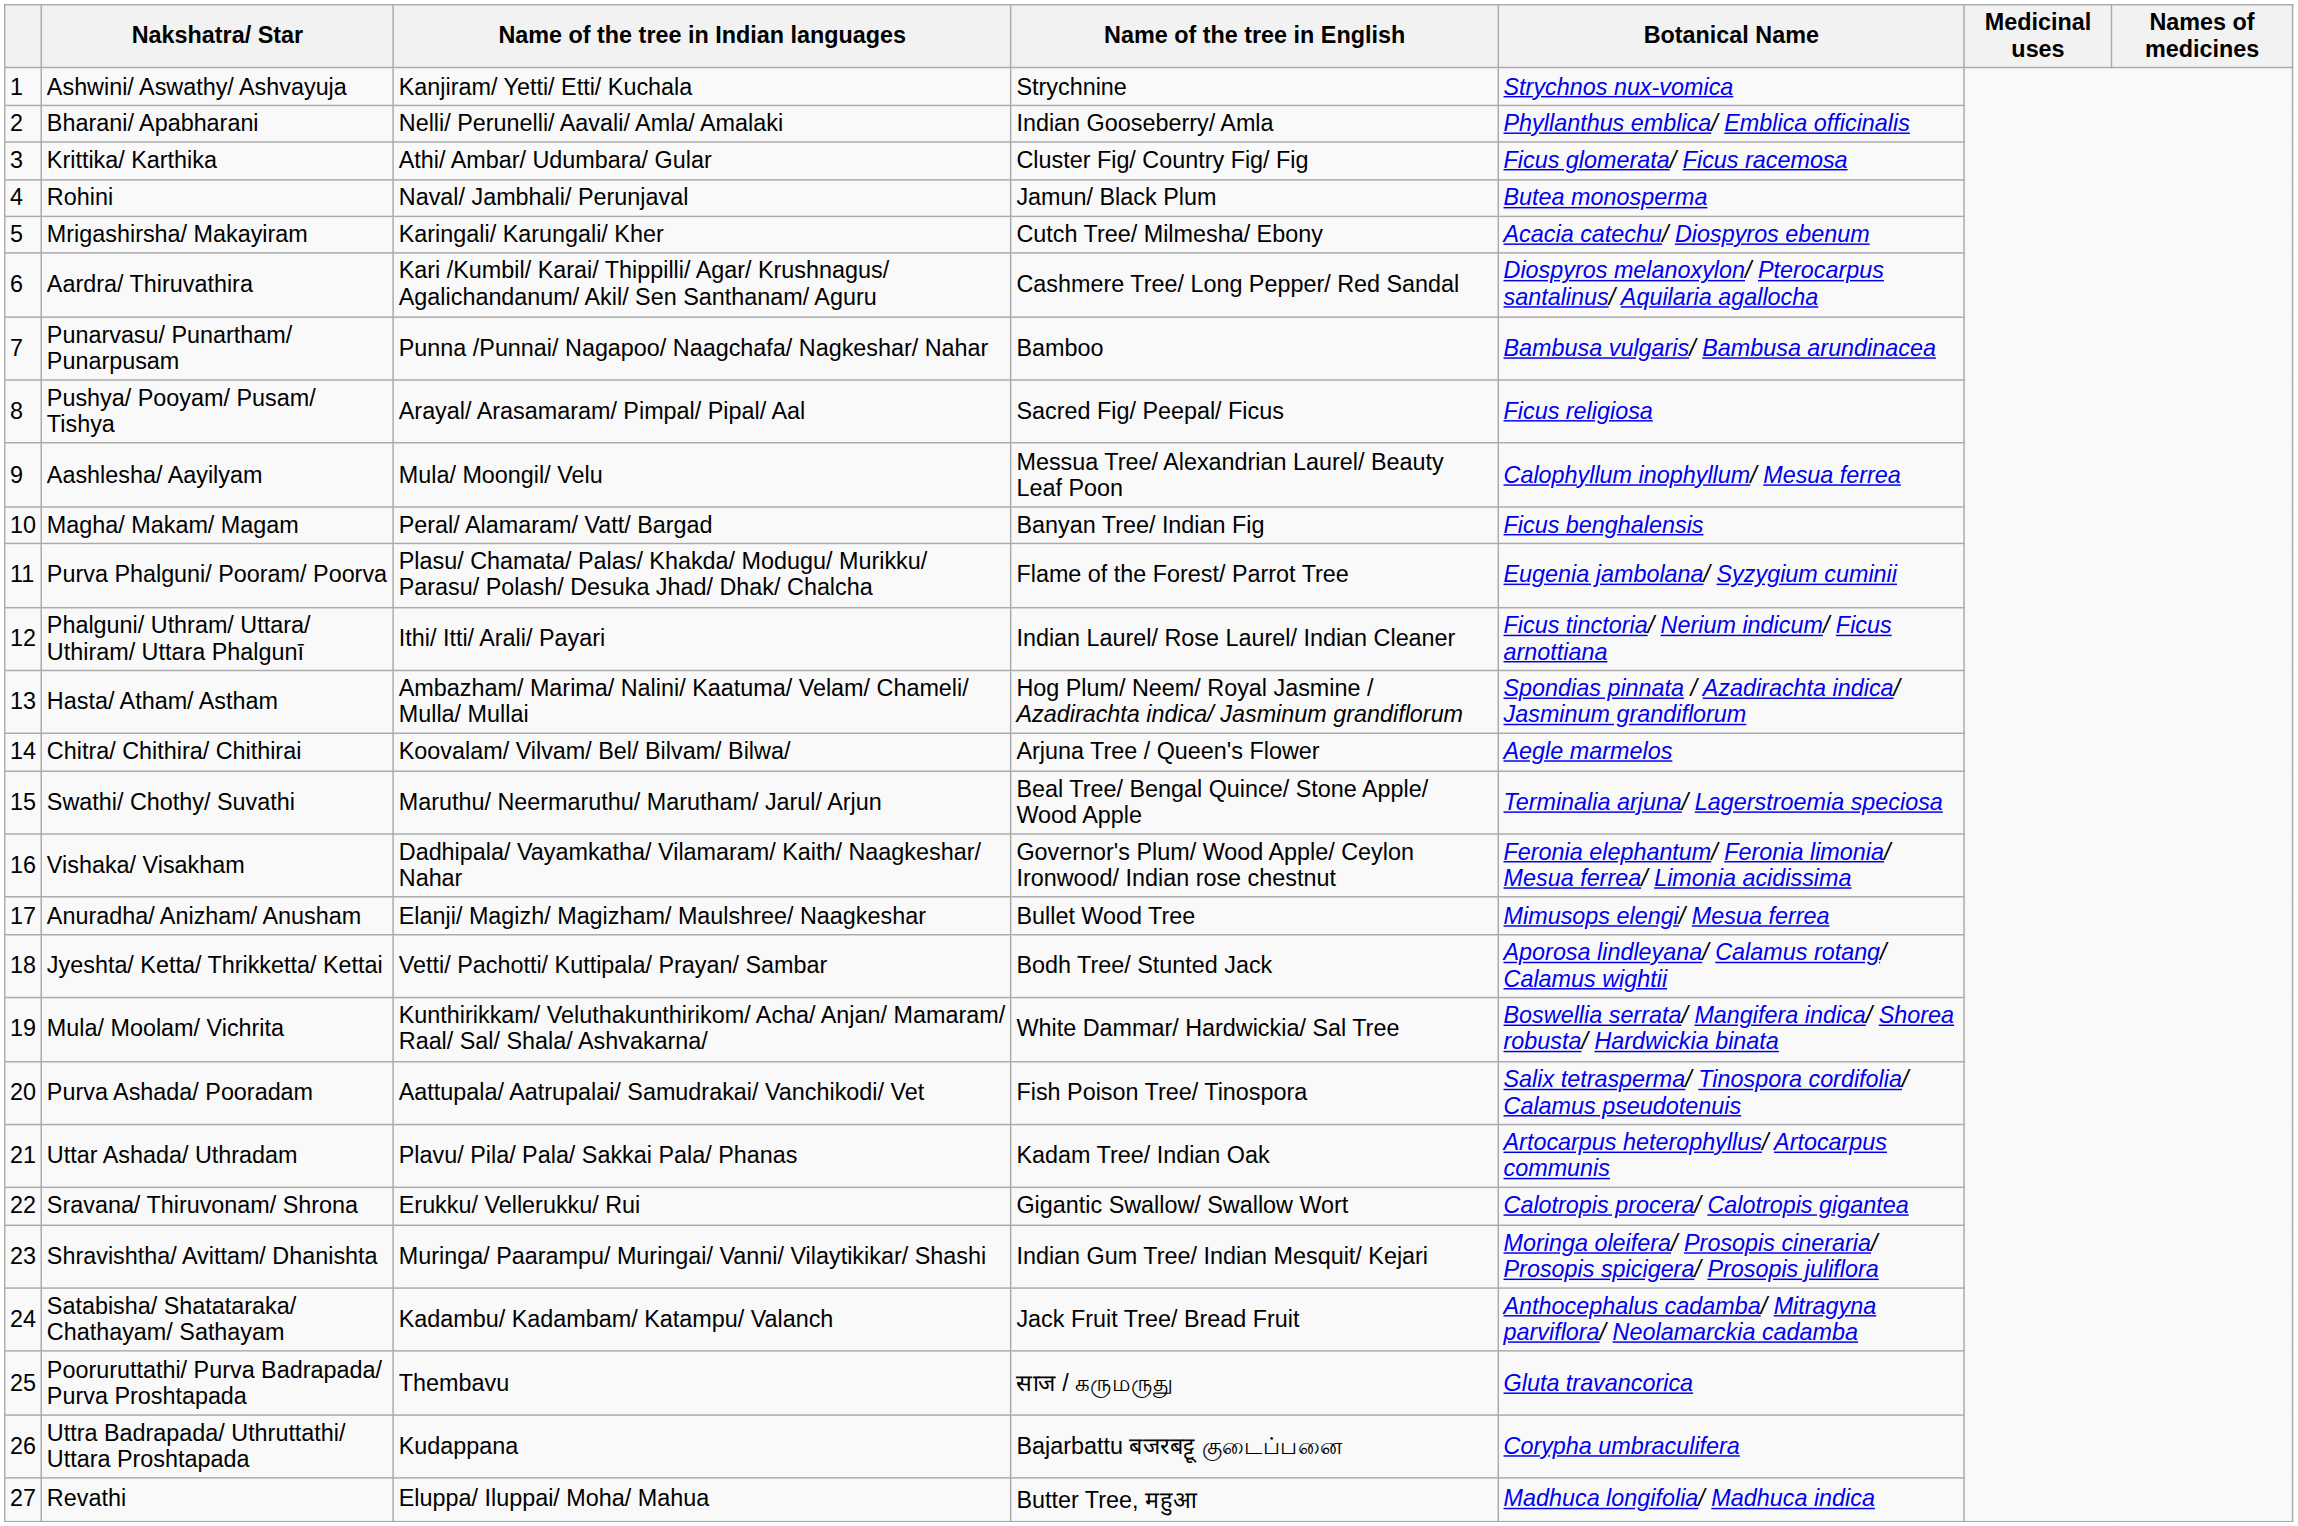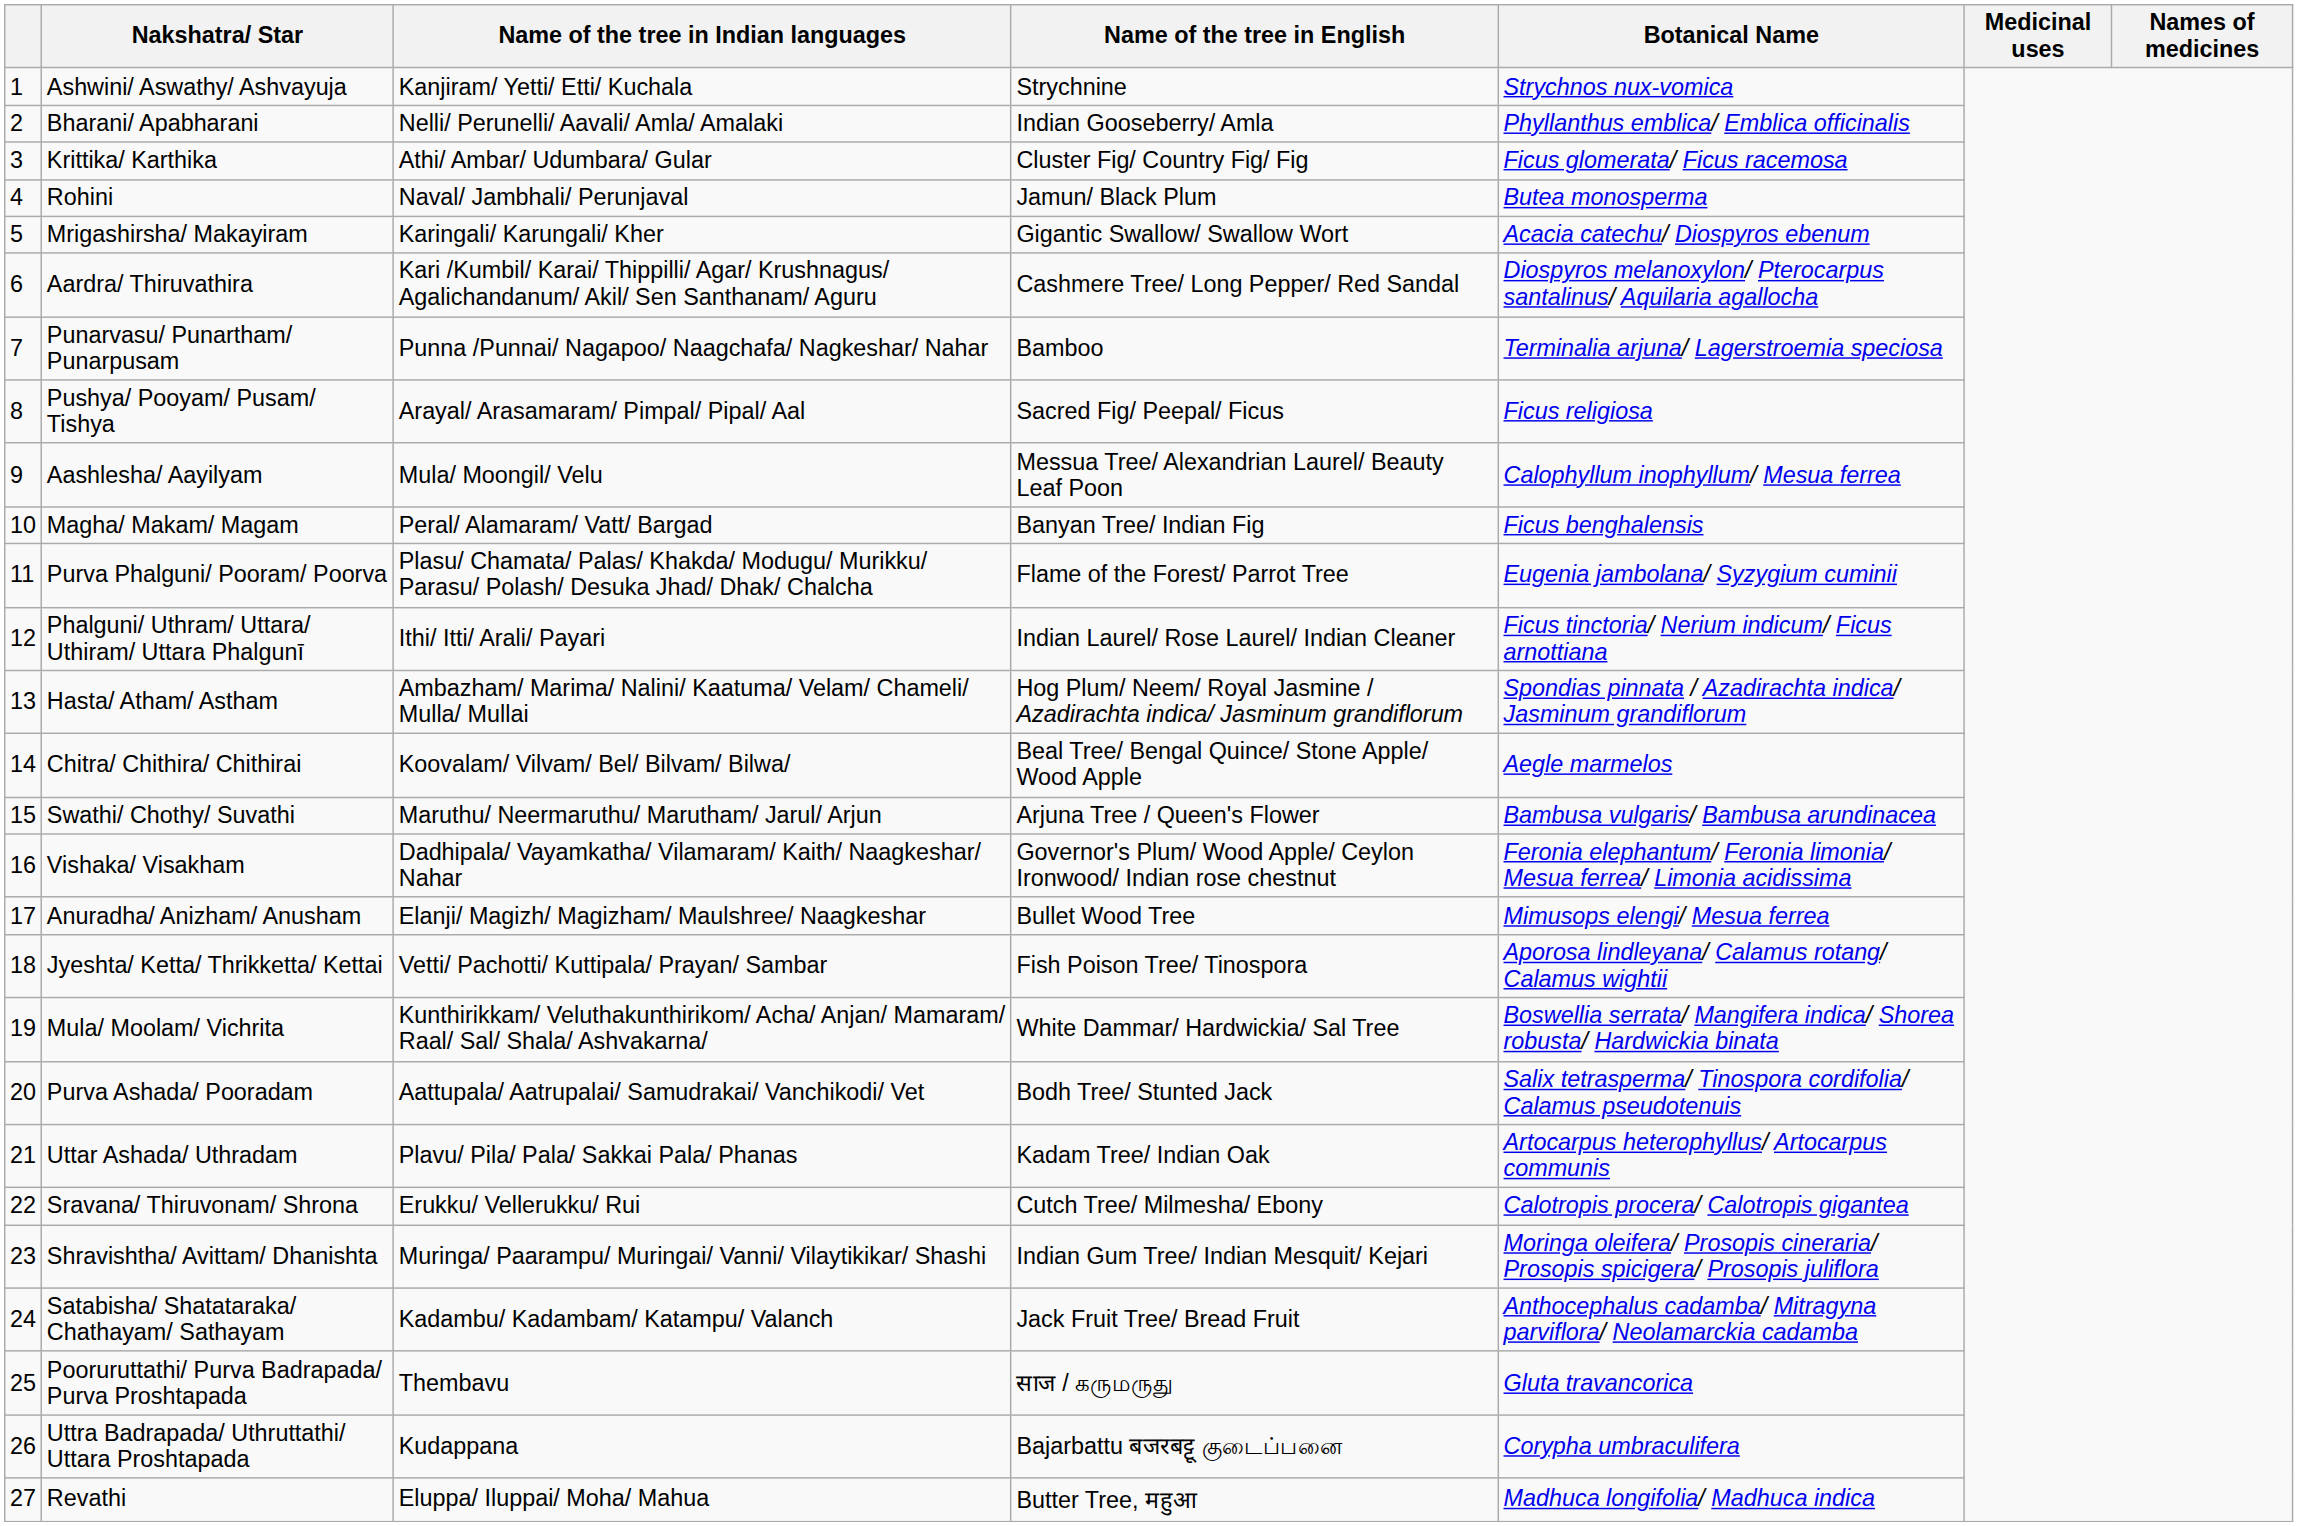(1170, 234) Cutch Tree/ Milmesha/ Ebony -> (1182, 234) Gigantic Swallow/ Swallow Wort
(1720, 348) Bambusa vulgaris/ Bambusa arundinacea -> (1723, 348) Terminalia arjuna/ Lagerstroemia speciosa
(1168, 751) Arjuna Tree / Queen's Flower -> (1222, 765) Beal Tree/ Bengal Quince/ Stone Apple/ Wood Apple
(1222, 802) Beal Tree/ Bengal Quince/ Stone Apple/ Wood Apple -> (1168, 815) Arjuna Tree / Queen's Flower
(1723, 802) Terminalia arjuna/ Lagerstroemia speciosa -> (1720, 815) Bambusa vulgaris/ Bambusa arundinacea
(1144, 965) Bodh Tree/ Stunted Jack -> (1162, 965) Fish Poison Tree/ Tinospora
(1162, 1092) Fish Poison Tree/ Tinospora -> (1144, 1092) Bodh Tree/ Stunted Jack
(1182, 1205) Gigantic Swallow/ Swallow Wort -> (1170, 1205) Cutch Tree/ Milmesha/ Ebony
